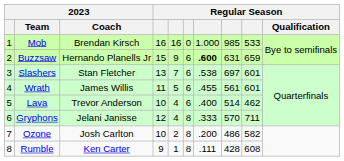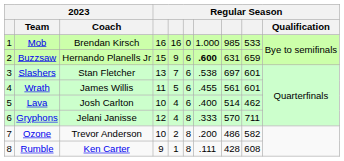(107, 103) Trevor Anderson -> (107, 103) Josh Carlton
(107, 133) Josh Carlton -> (107, 133) Trevor Anderson
